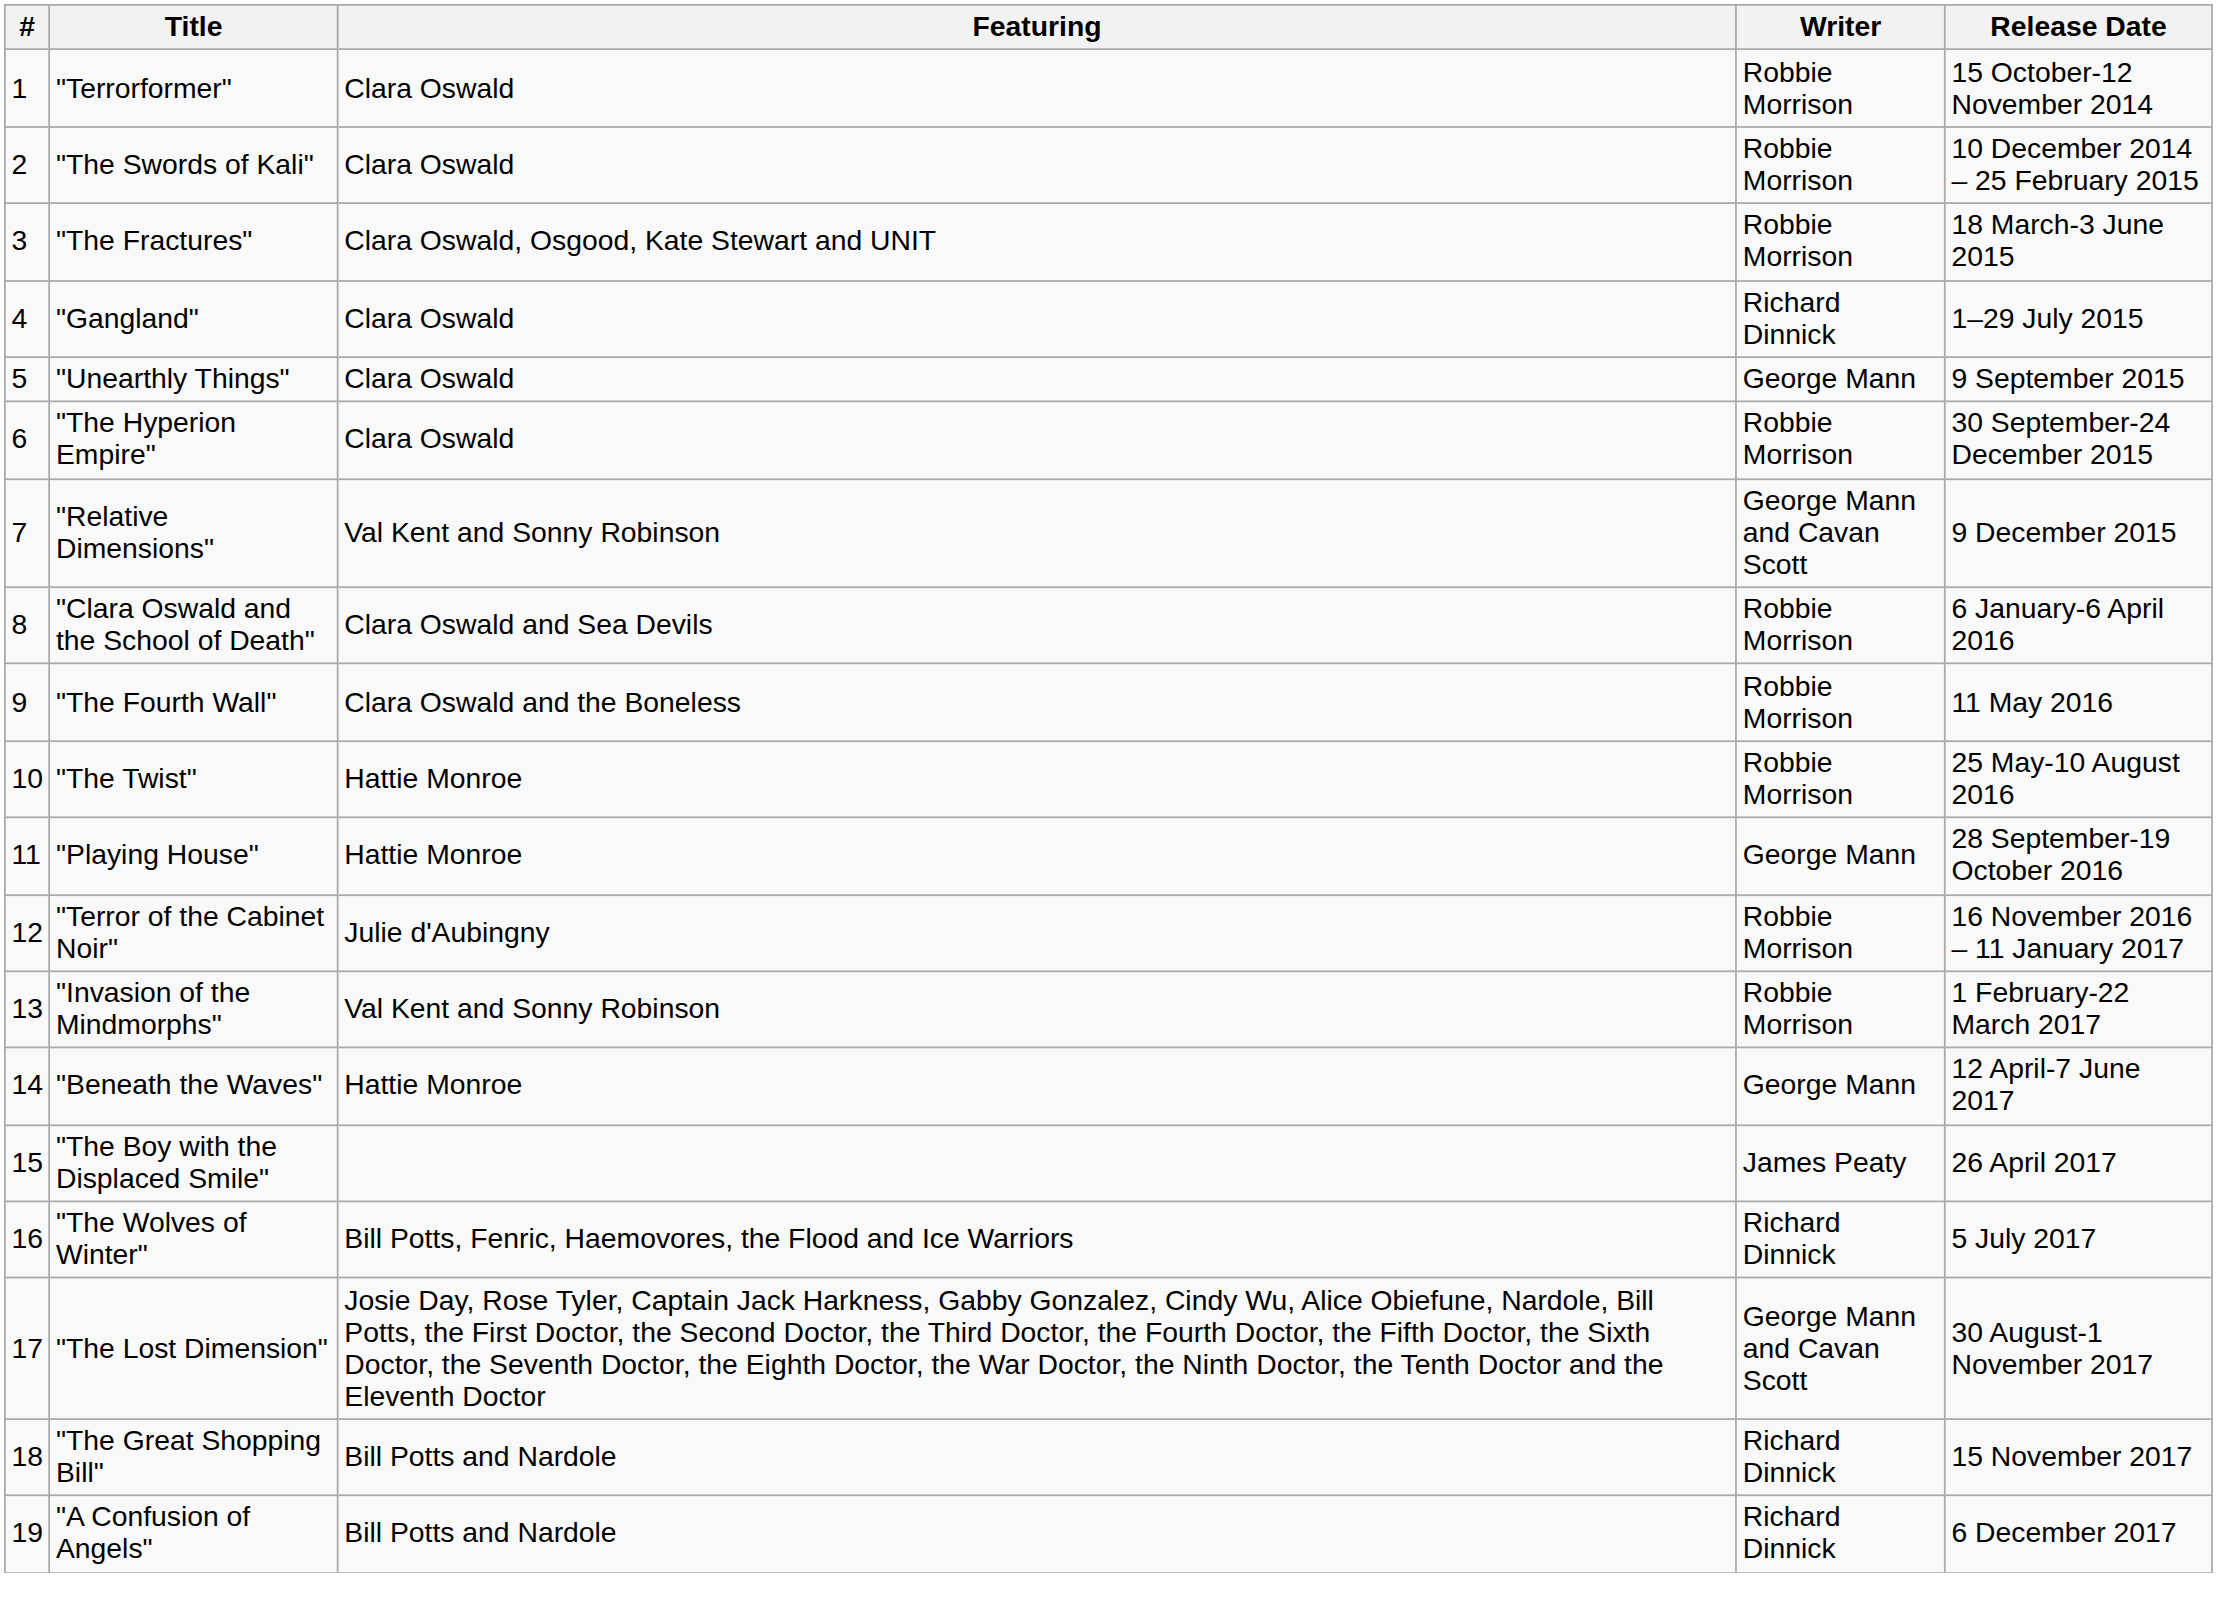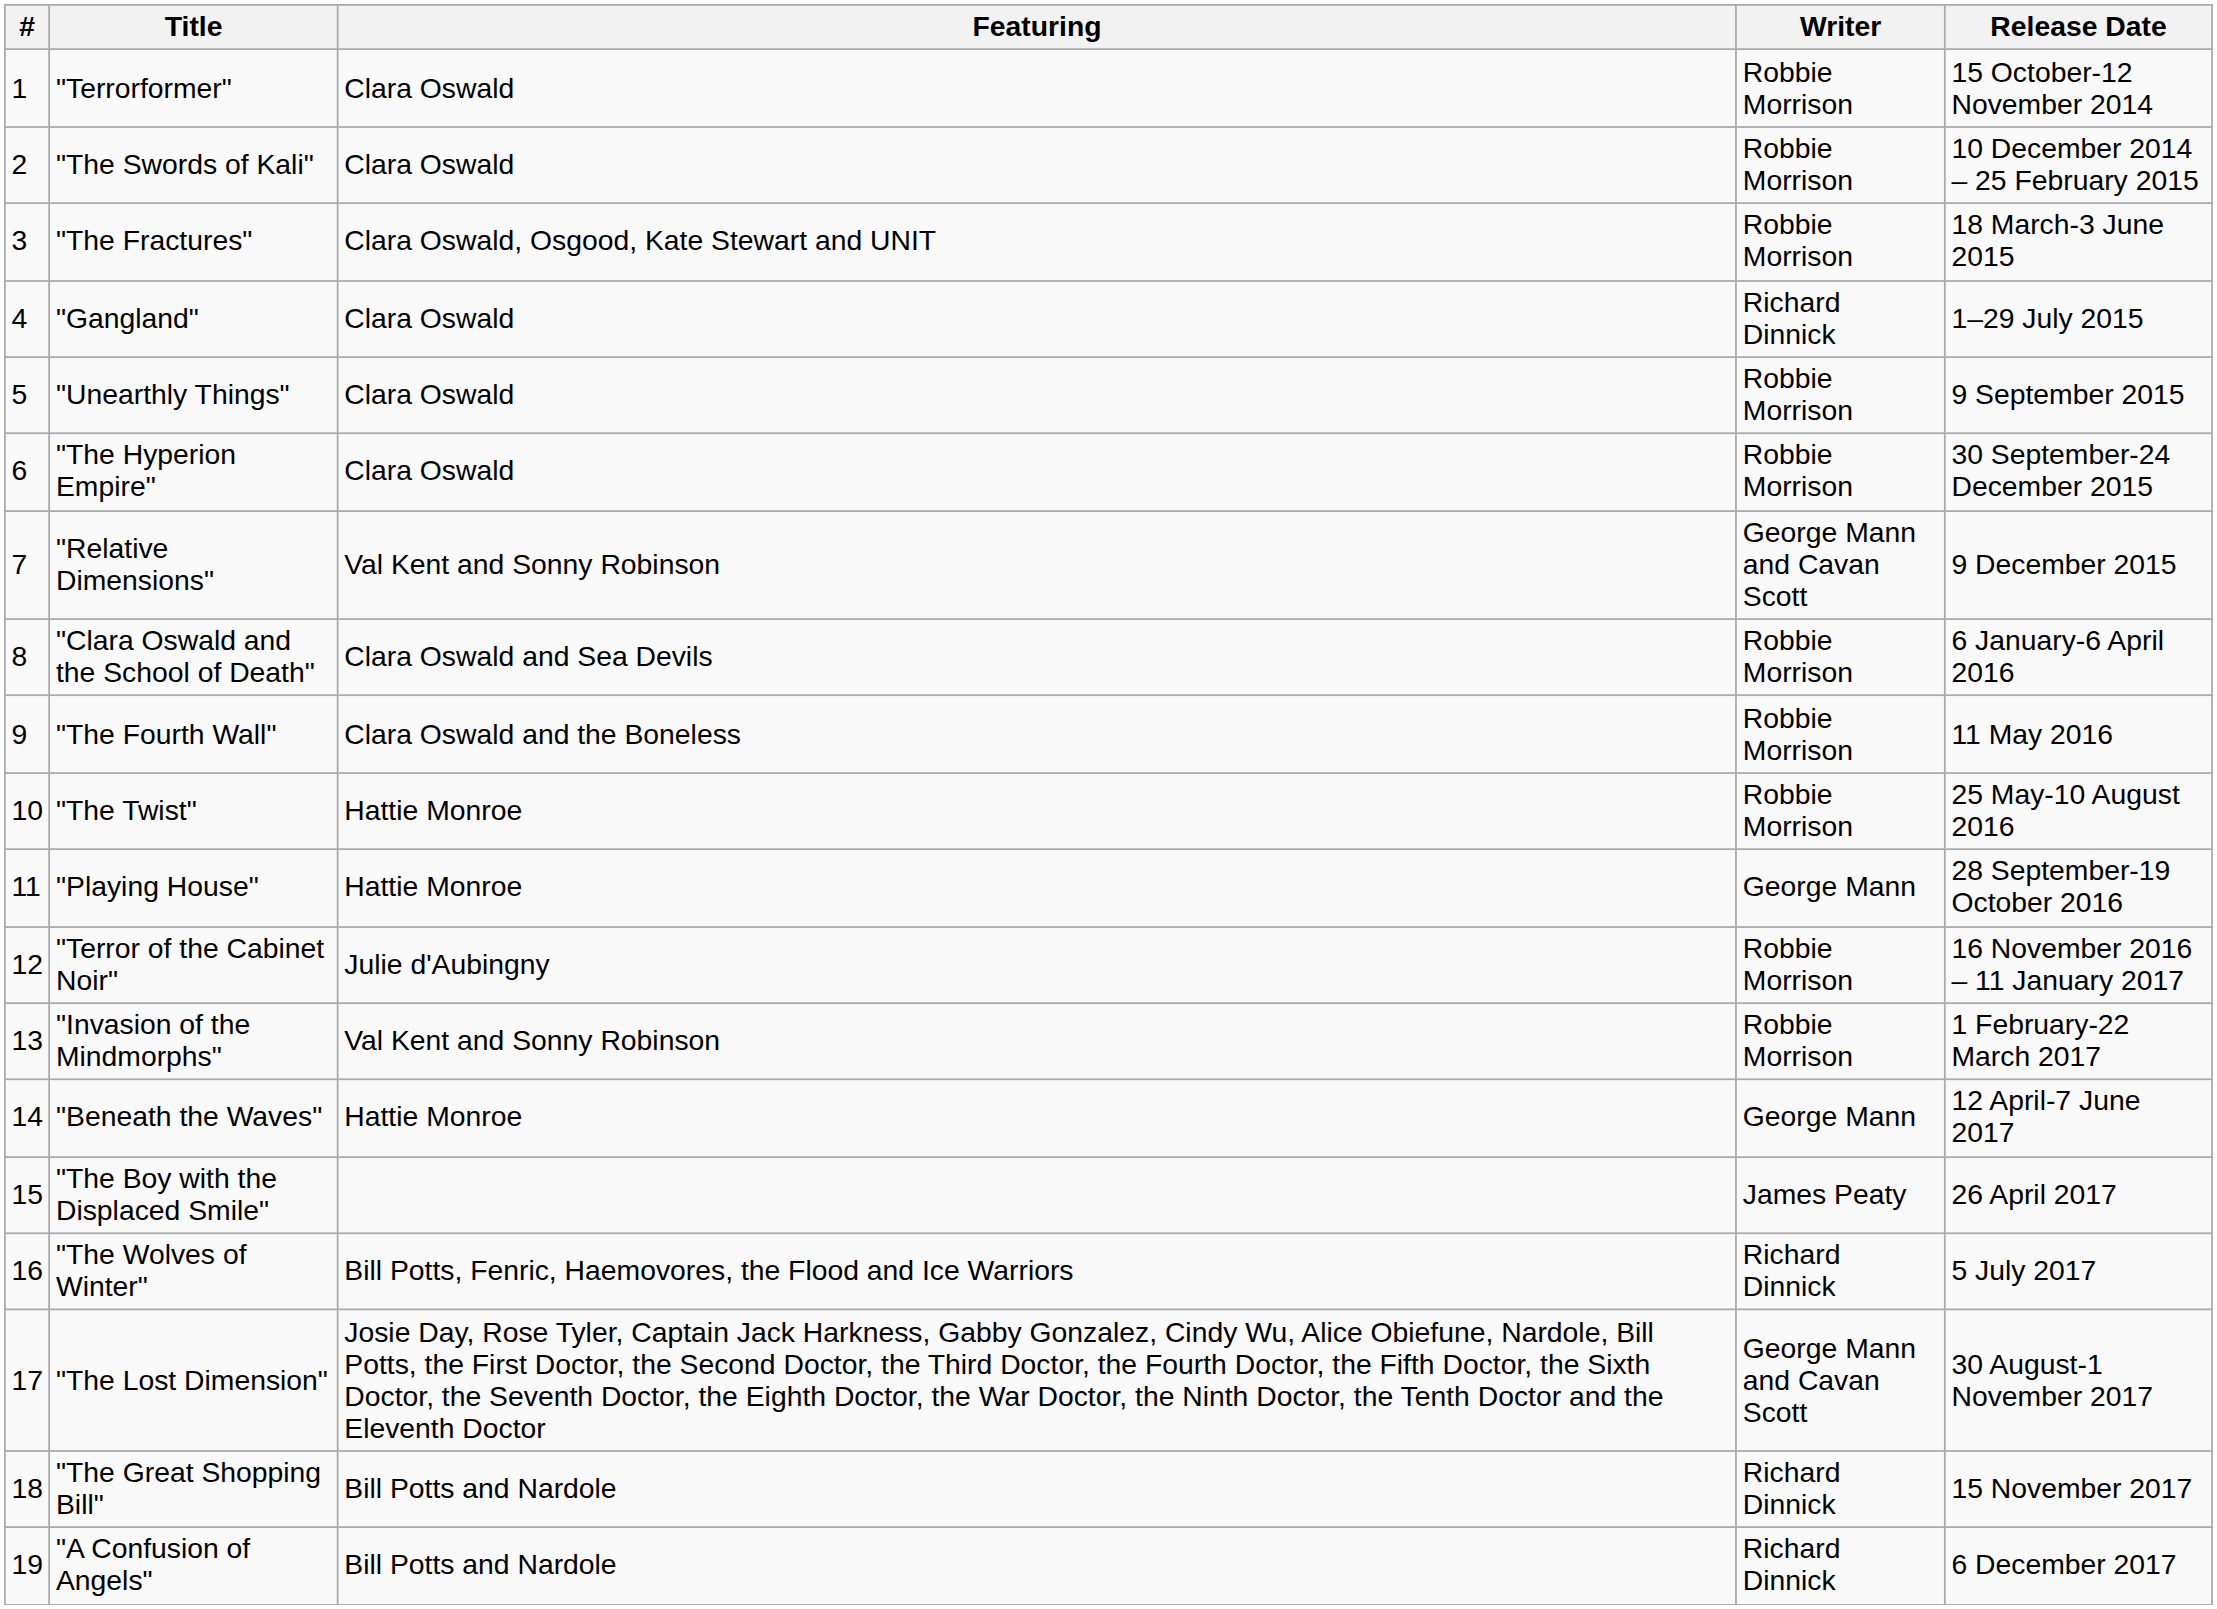(1829, 378) George Mann -> (1798, 394) Robbie Morrison
